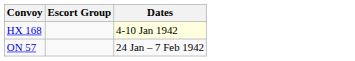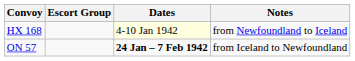+ column: (280, 13)
(160, 47) normal -> (162, 47) bold
